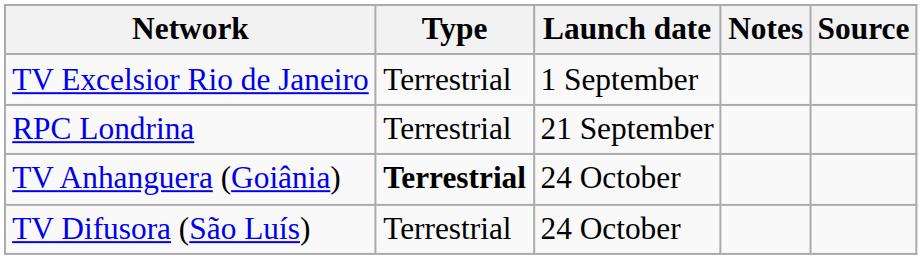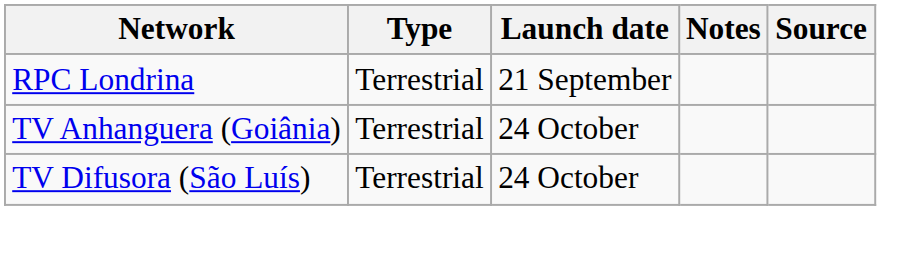- row: (190, 79)
(455, 178) bold -> (419, 128) normal
